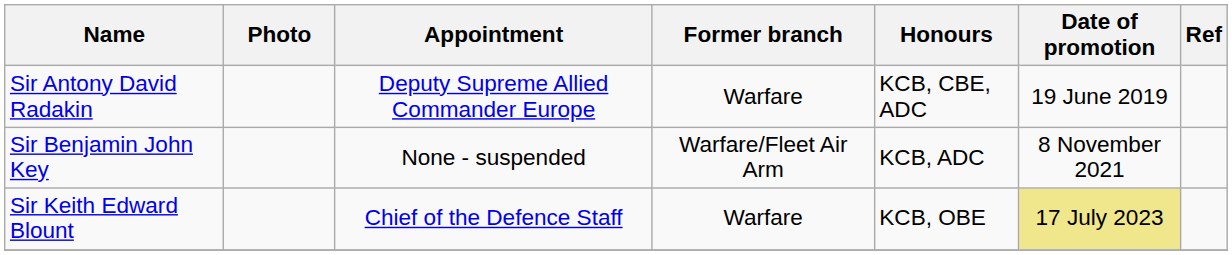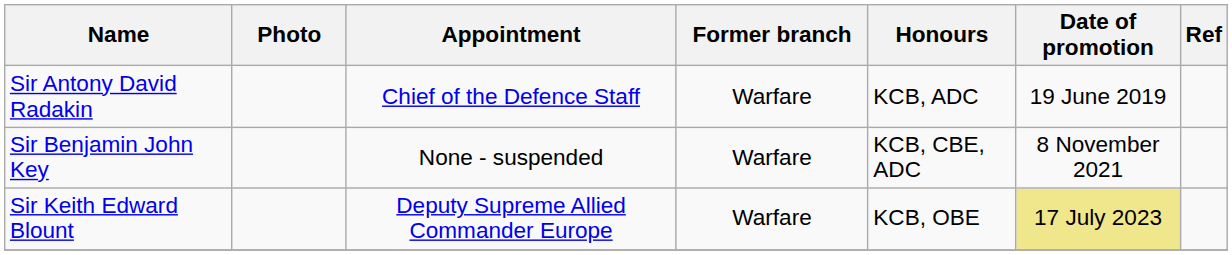(494, 96) Deputy Supreme Allied Commander Europe -> (511, 96) Chief of the Defence Staff
(935, 96) KCB, CBE, ADC -> (926, 96) KCB, ADC
(763, 157) Warfare/Fleet Air Arm -> (772, 157) Warfare
(932, 157) KCB, ADC -> (929, 157) KCB, CBE, ADC
(494, 218) Chief of the Defence Staff -> (511, 218) Deputy Supreme Allied Commander Europe
